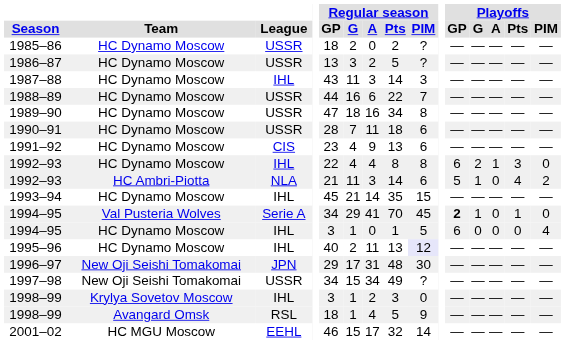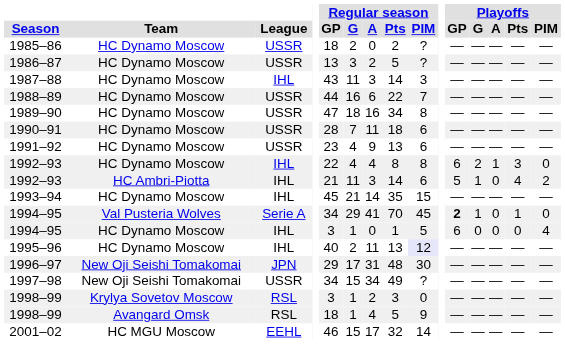(284, 146) CIS -> (284, 146) USSR
(284, 180) NLA -> (284, 180) IHL
(284, 298) IHL -> (284, 298) RSL
